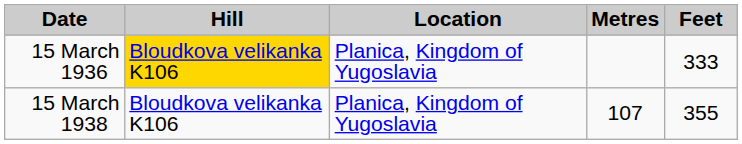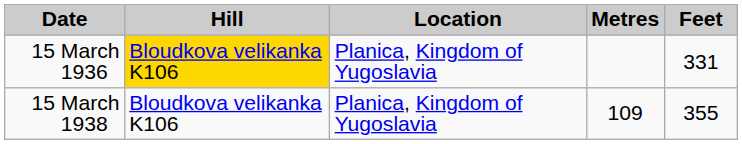(701, 61) 333 -> (701, 61) 331
(625, 113) 107 -> (625, 113) 109
